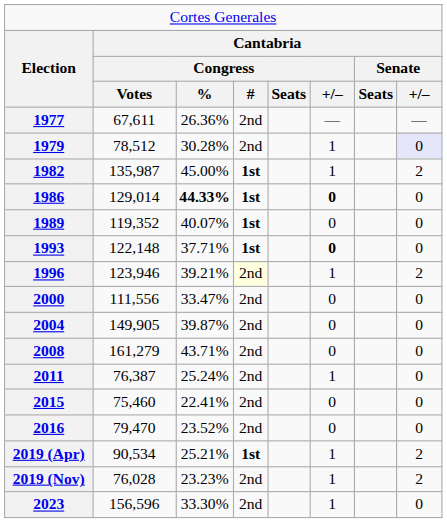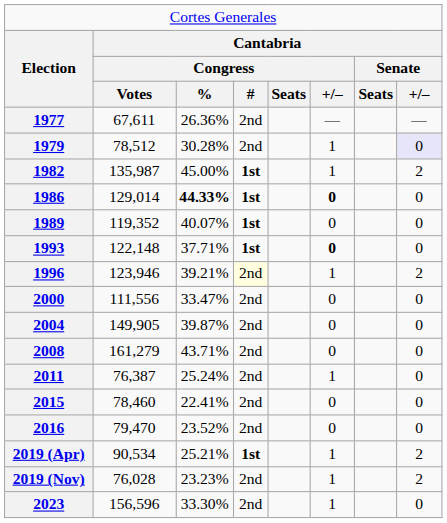(134, 402) 75,460 -> (134, 402) 78,460
